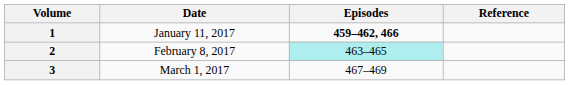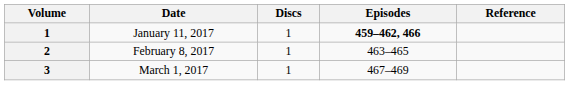+ column: (289, 13)
(366, 51) paleturquoise background -> (388, 51) no background
